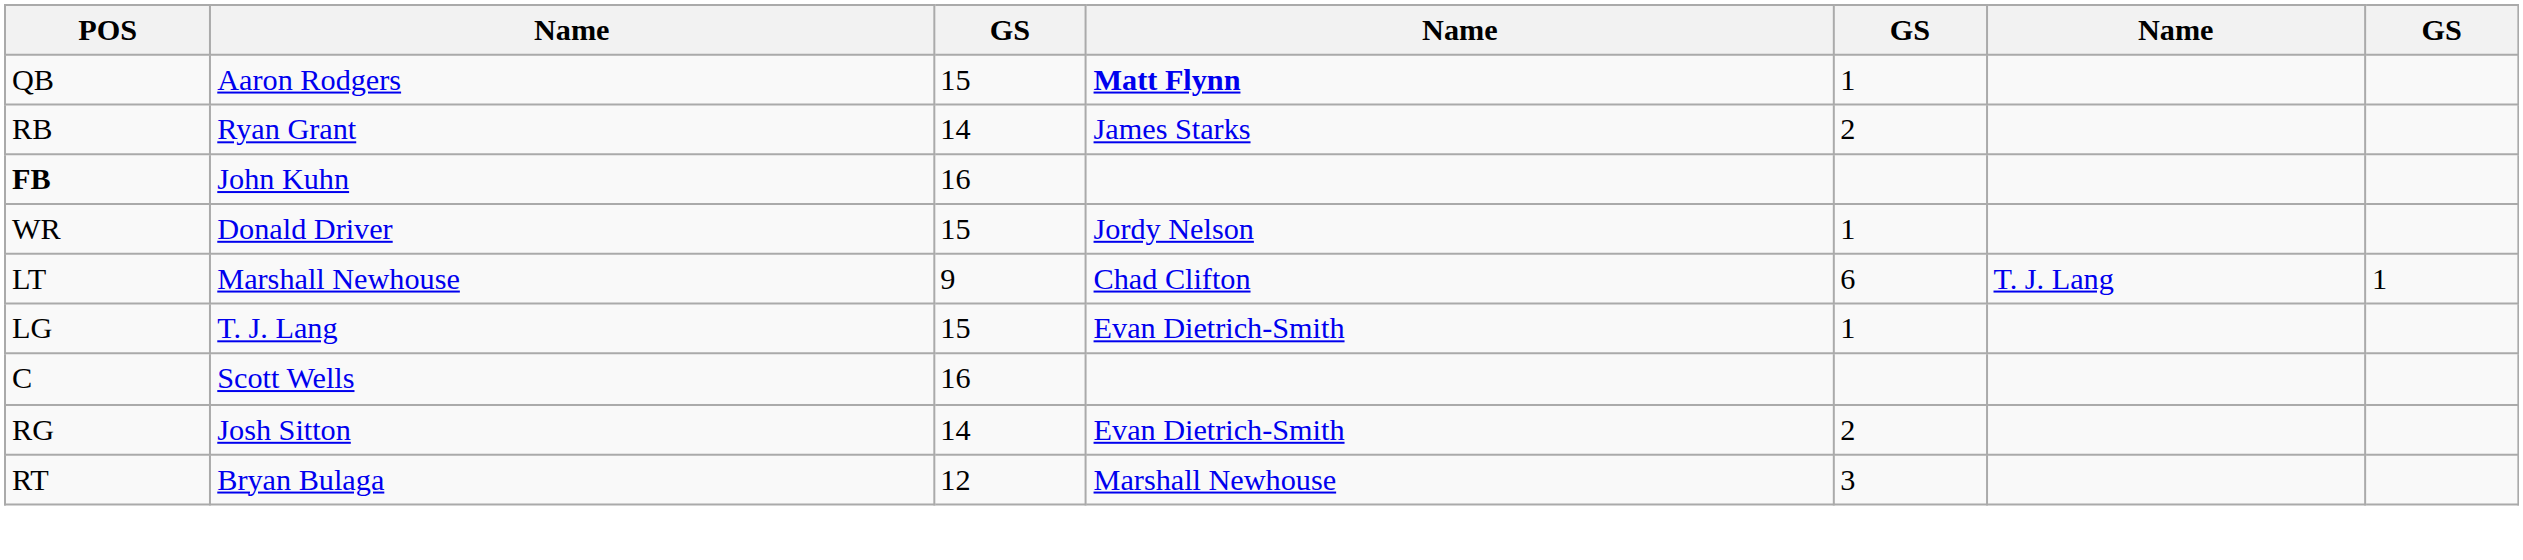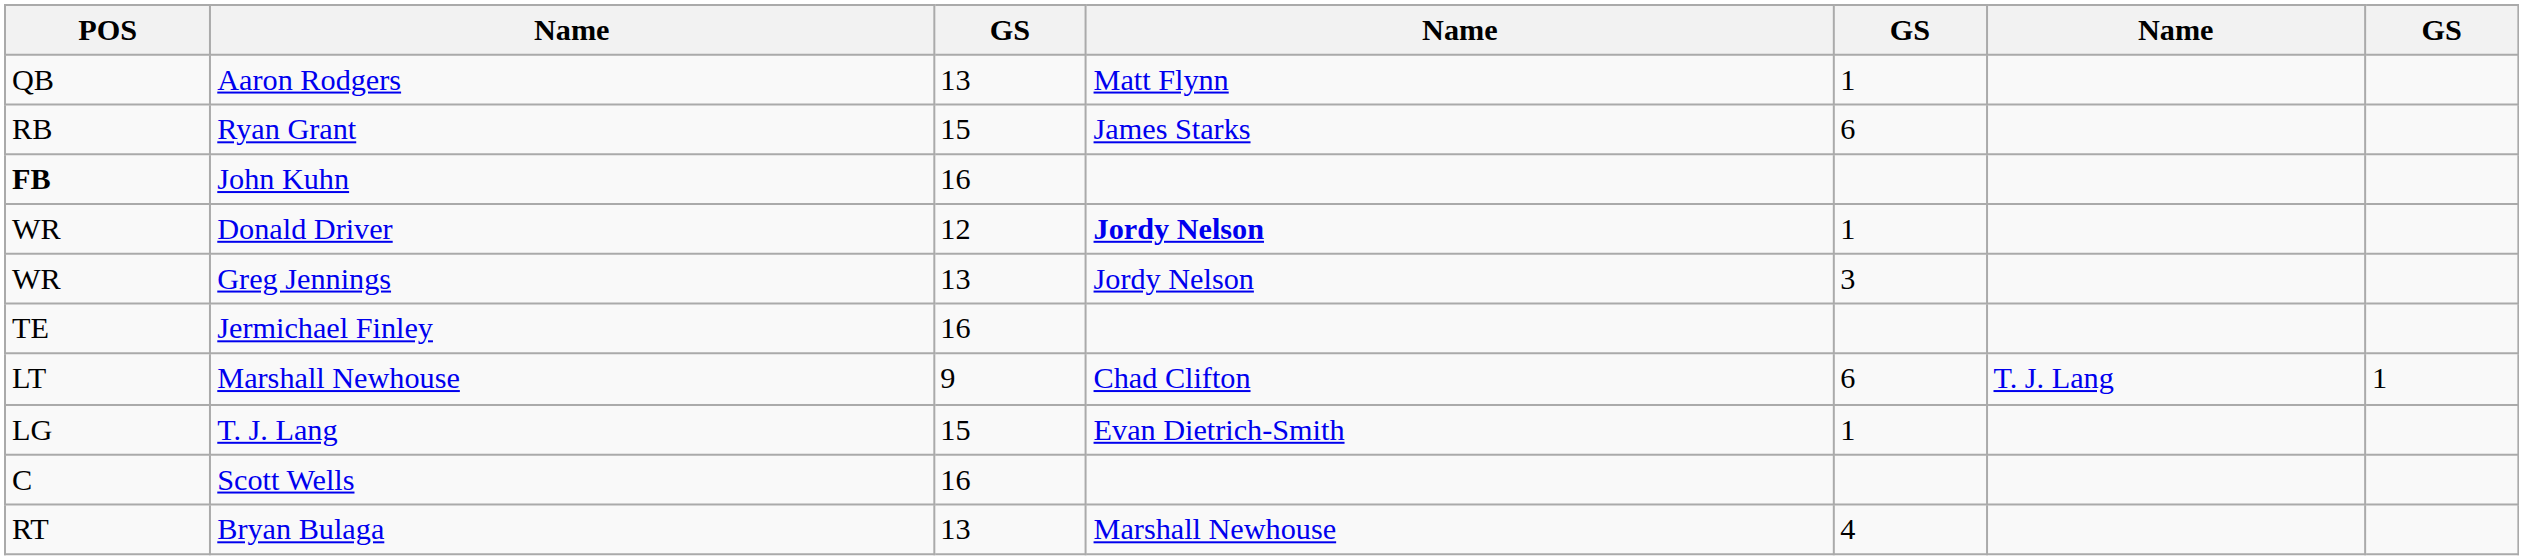(955, 79) 15 -> (955, 79) 13
(1167, 79) bold -> (1161, 79) normal
(955, 129) 14 -> (955, 129) 15
(1848, 129) 2 -> (1848, 129) 6
(955, 229) 15 -> (955, 229) 12
(1174, 229) normal -> (1179, 229) bold
+ row: (304, 278)
+ row: (325, 328)
- row: (284, 428)
(955, 478) 12 -> (955, 528) 13
(1848, 478) 3 -> (1848, 528) 4
